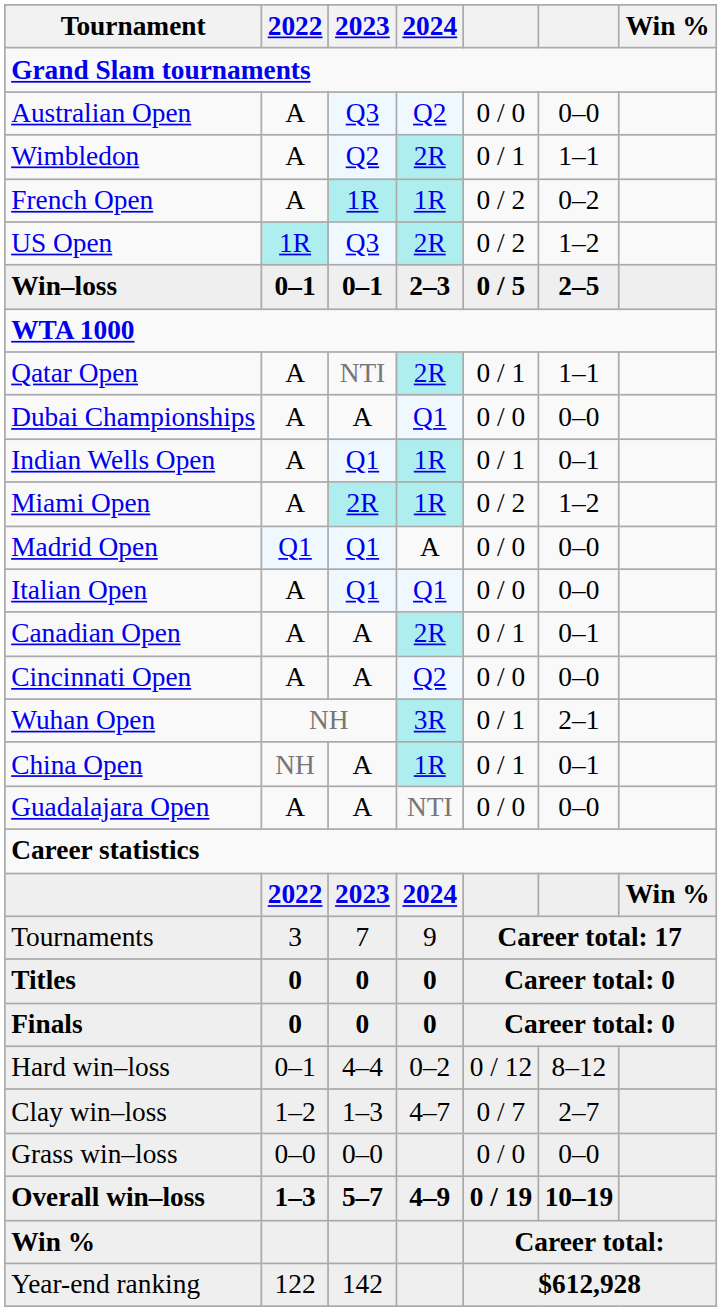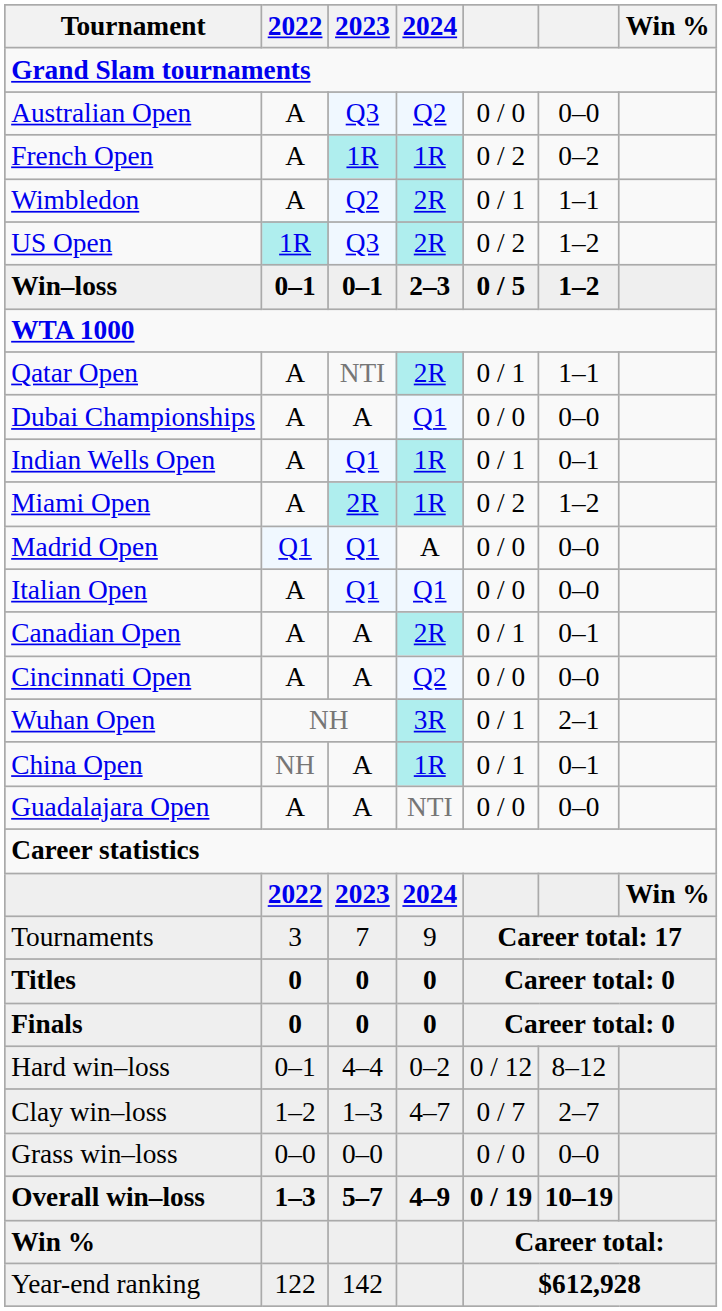rows swapped: (82, 199) <-> (75, 156)
(579, 286) 2–5 -> (579, 286) 1–2
